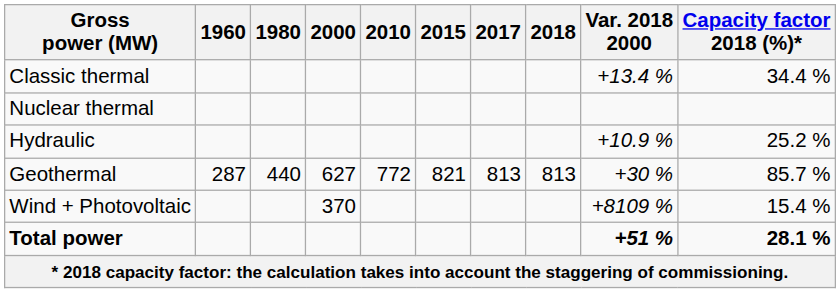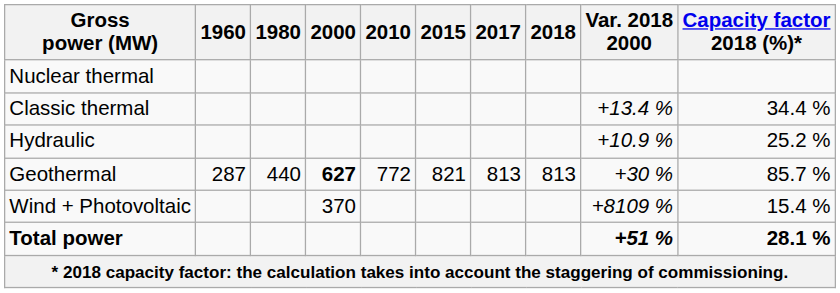rows swapped: (79, 76) <-> (82, 108)
(339, 173) normal -> (339, 173) bold
